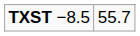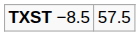(114, 17) 55.7 -> (114, 17) 57.5
